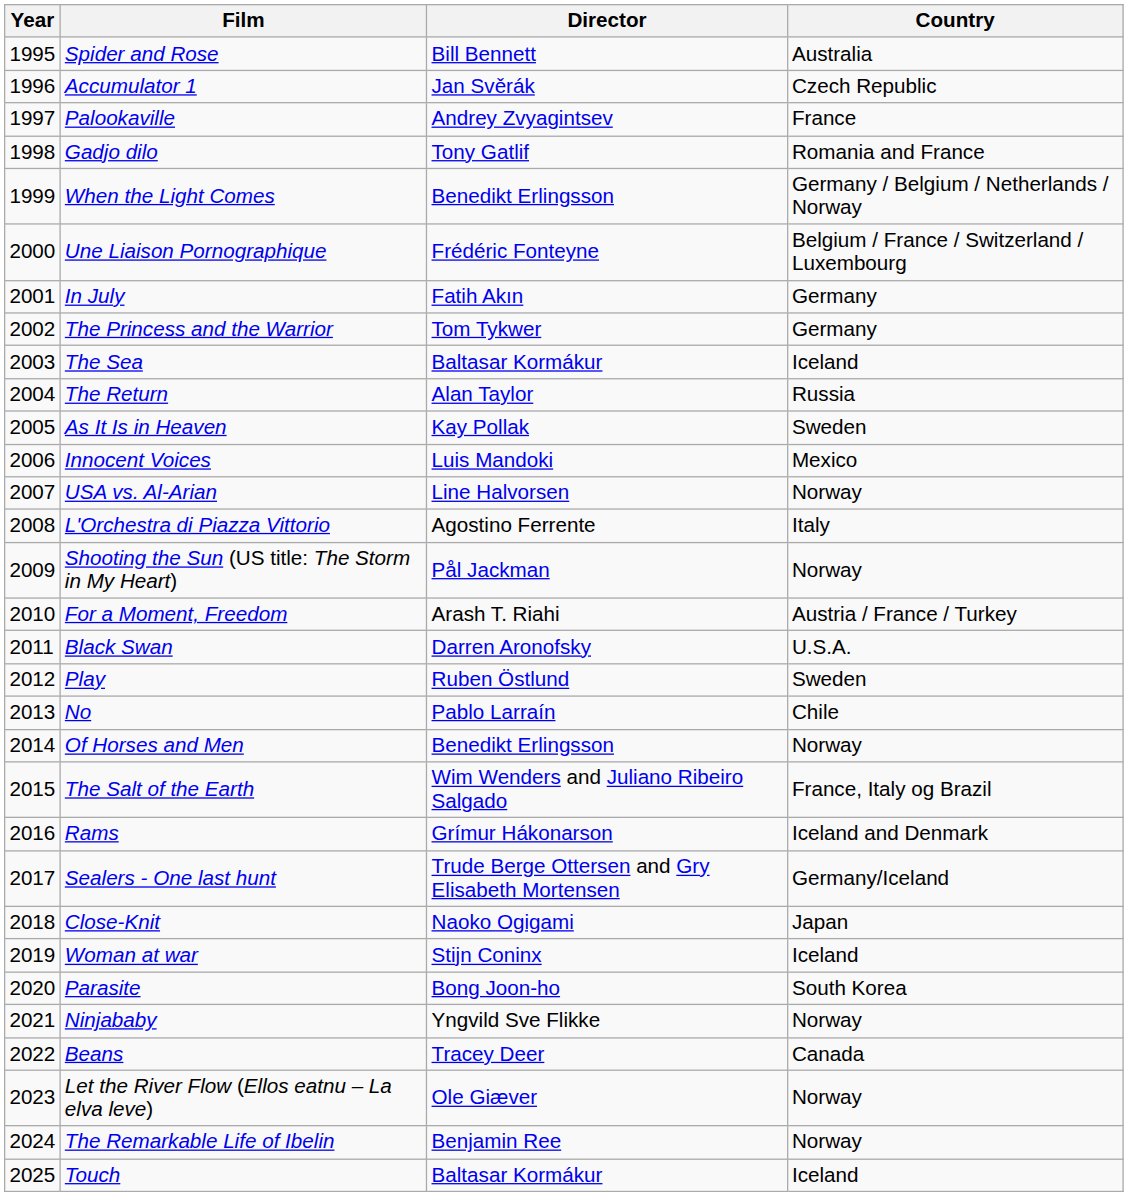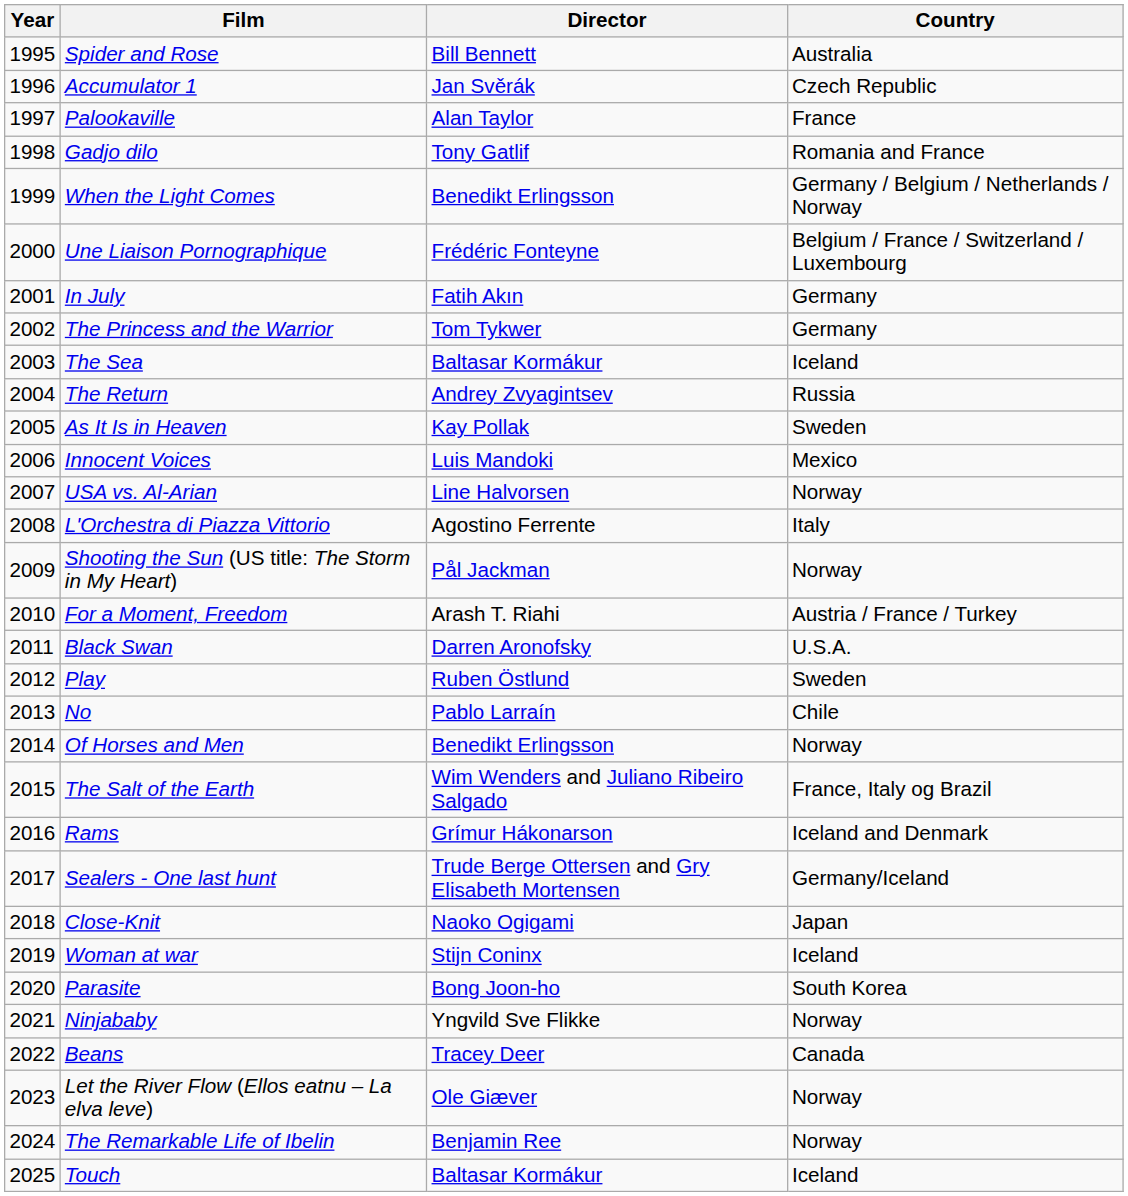(522, 119) Andrey Zvyagintsev -> (482, 119) Alan Taylor
(482, 394) Alan Taylor -> (522, 394) Andrey Zvyagintsev
